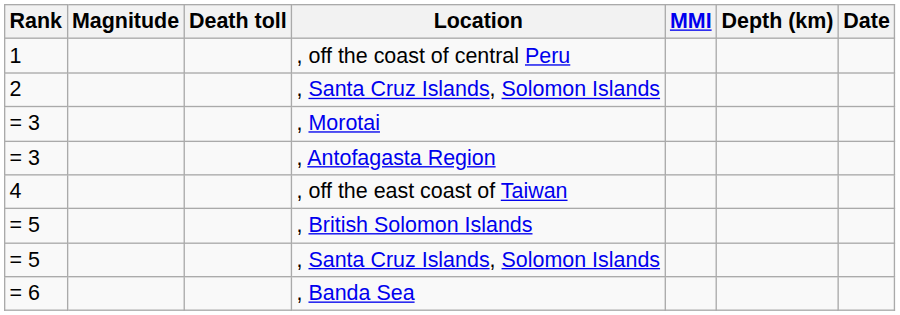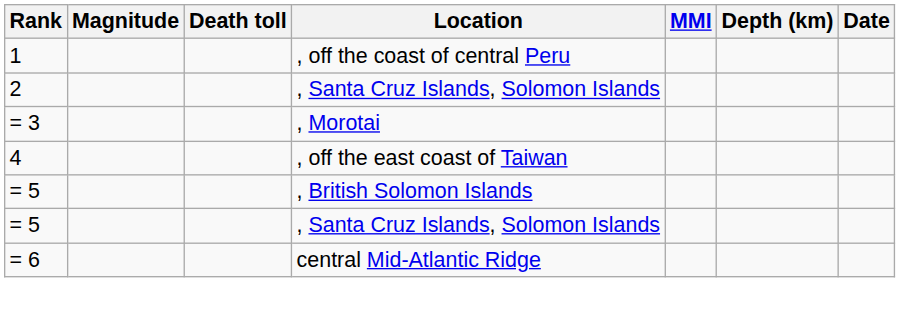- row: (25, 157)
- row: (25, 293)
+ row: (25, 259)
